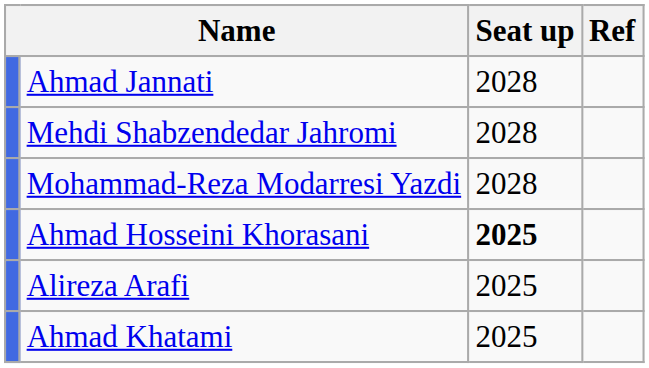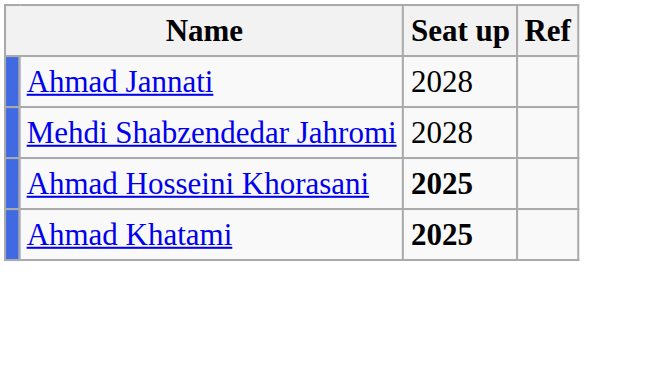- row: (244, 183)
- row: (108, 285)
(507, 337) normal -> (442, 234) bold
